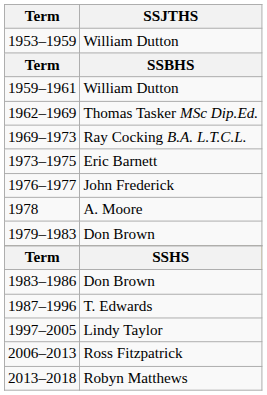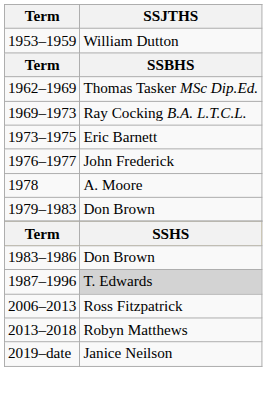- row: (42, 88)
(118, 305) no background -> (118, 281) lightgrey background
- row: (42, 329)
+ row: (40, 354)
